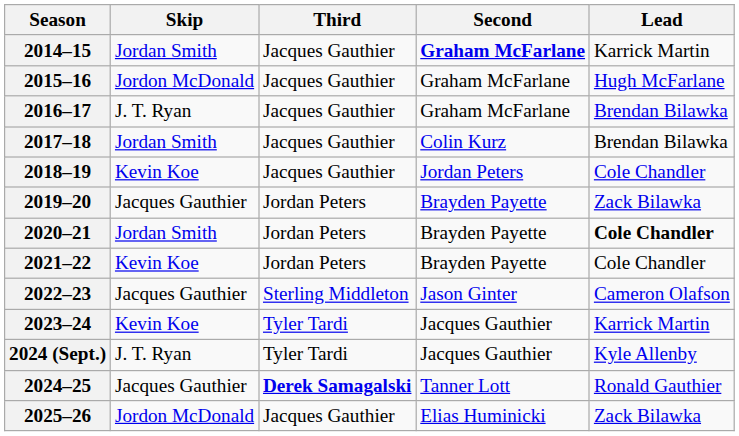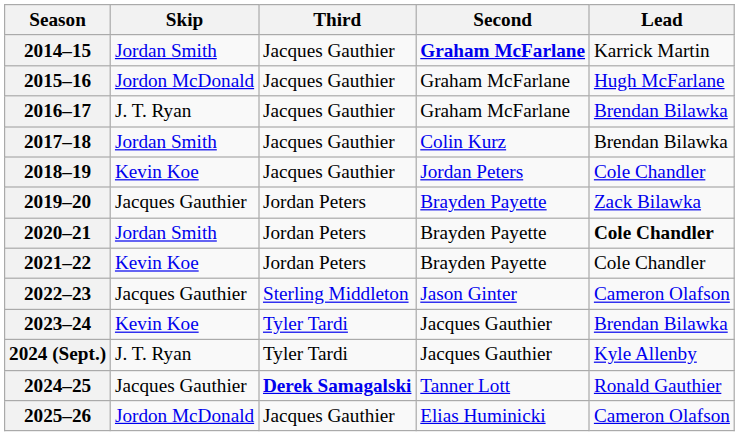(652, 324) Karrick Martin -> (661, 324) Brendan Bilawka
(647, 415) Zack Bilawka -> (662, 415) Cameron Olafson
